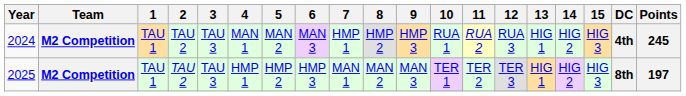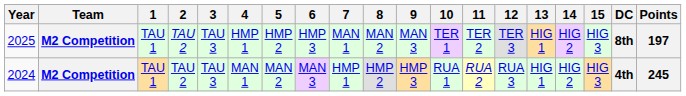rows swapped: (21, 41) <-> (21, 74)
